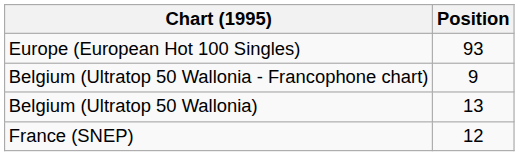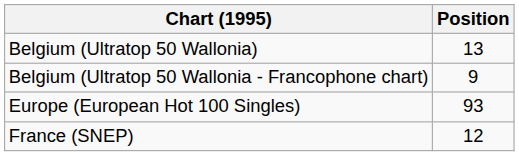rows swapped: (133, 106) <-> (155, 48)
